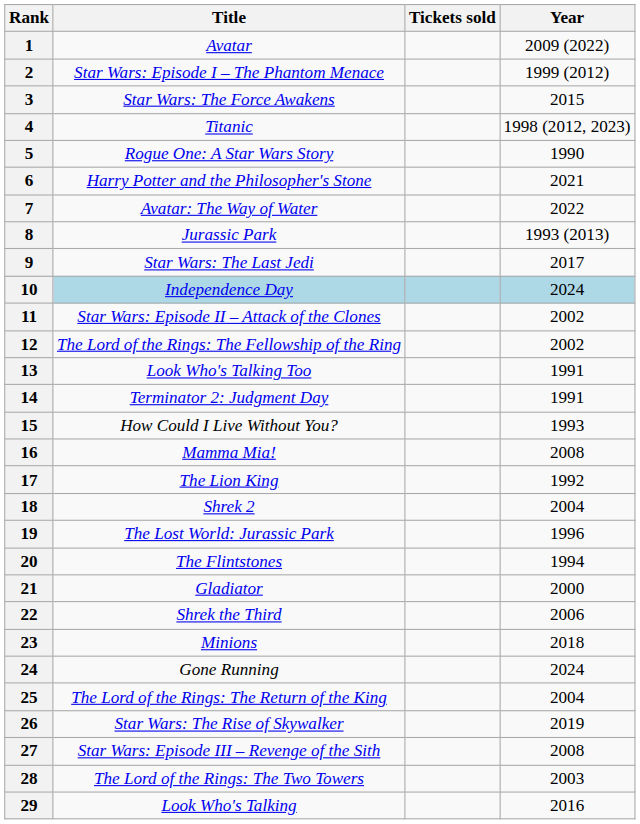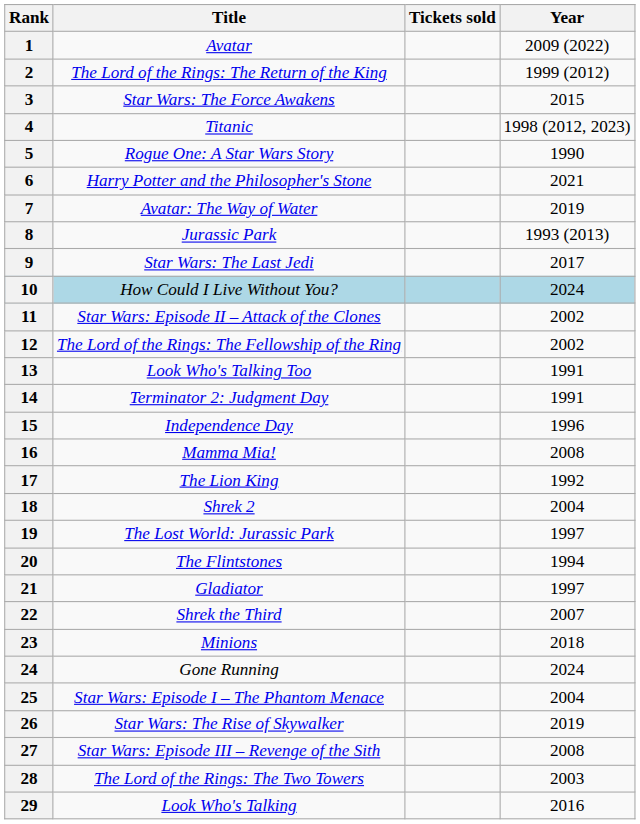(229, 72) Star Wars: Episode I – The Phantom Menace -> (229, 72) The Lord of the Rings: The Return of the King
(567, 208) 2022 -> (567, 208) 2019
(229, 289) Independence Day -> (229, 289) How Could I Live Without You?
(229, 425) How Could I Live Without You? -> (229, 425) Independence Day
(567, 425) 1993 -> (567, 425) 1996
(567, 533) 1996 -> (567, 533) 1997
(567, 588) 2000 -> (567, 588) 1997
(567, 615) 2006 -> (567, 615) 2007
(229, 696) The Lord of the Rings: The Return of the King -> (229, 696) Star Wars: Episode I – The Phantom Menace
